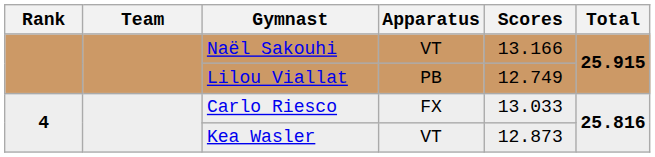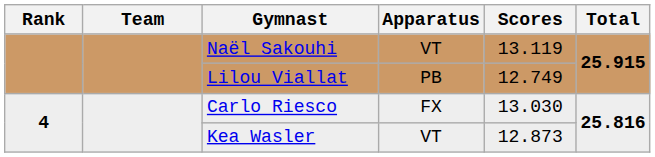(530, 49) 13.166 -> (530, 49) 13.119
(530, 108) 13.033 -> (530, 108) 13.030
